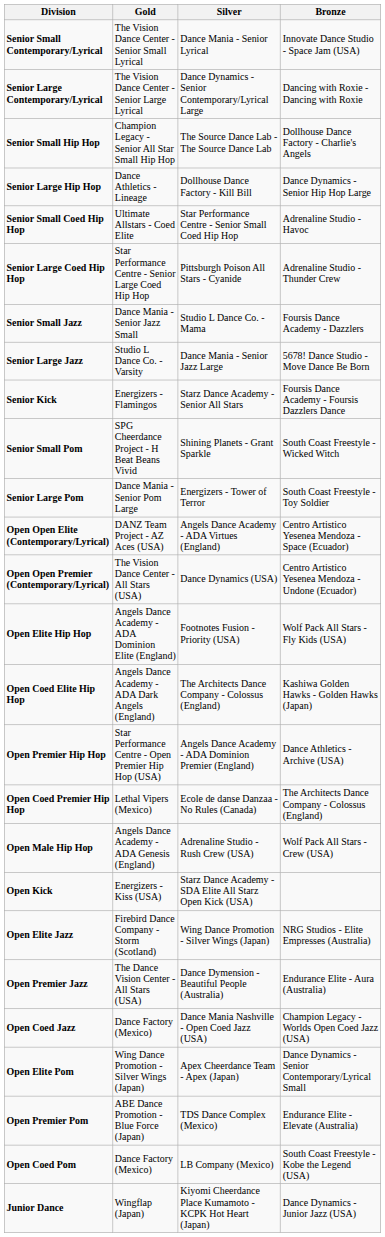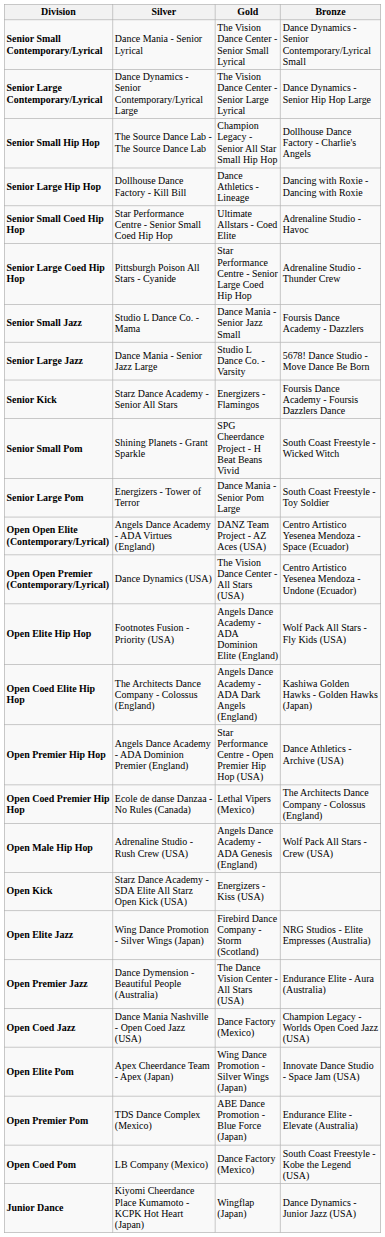columns swapped: (145, 12) <-> (229, 12)
(328, 44) Innovate Dance Studio - Space Jam (USA) -> (327, 44) Dance Dynamics - Senior Contemporary/Lyrical Small
(326, 94) Dancing with Roxie - Dancing with Roxie -> (327, 94) Dance Dynamics - Senior Hip Hop Large
(327, 186) Dance Dynamics - Senior Hip Hop Large -> (326, 186) Dancing with Roxie - Dancing with Roxie
(327, 1071) Dance Dynamics - Senior Contemporary/Lyrical Small -> (328, 1071) Innovate Dance Studio - Space Jam (USA)
